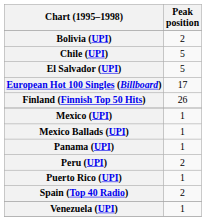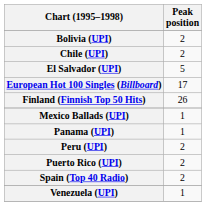(183, 54) 5 -> (183, 54) 2
- row: (84, 116)
(183, 178) 1 -> (183, 162) 2
